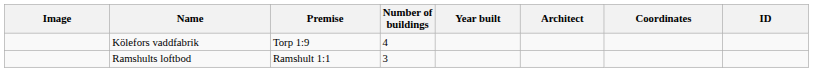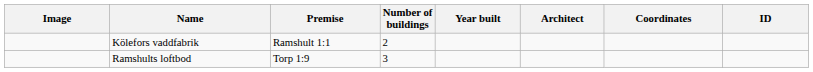(291, 42) Torp 1:9 -> (302, 42) Ramshult 1:1
(385, 42) 4 -> (385, 42) 2
(302, 59) Ramshult 1:1 -> (291, 59) Torp 1:9
